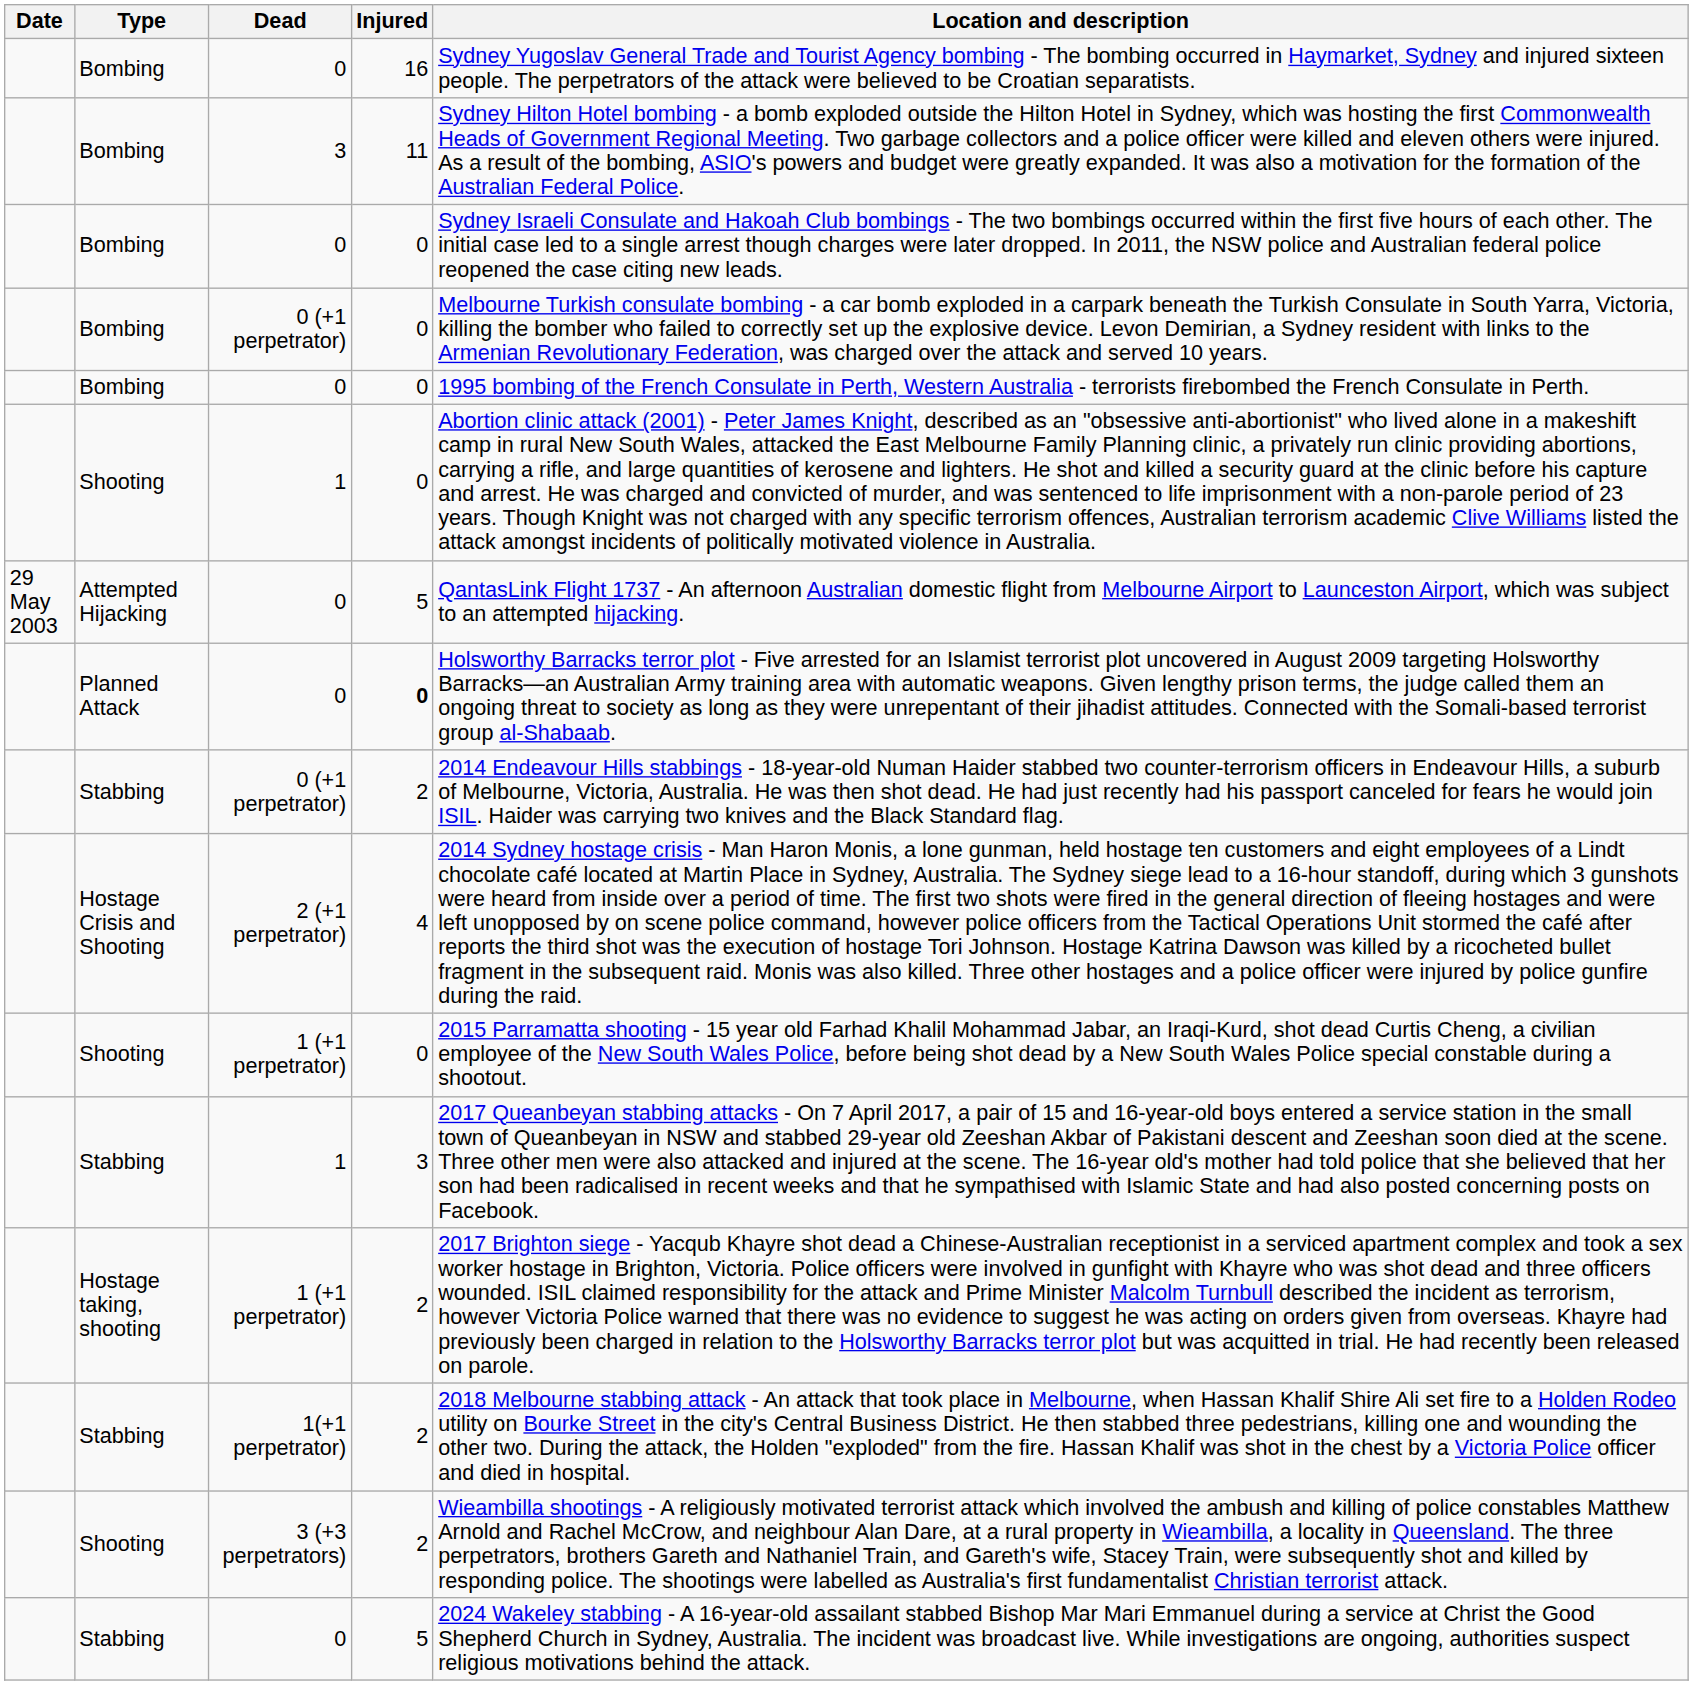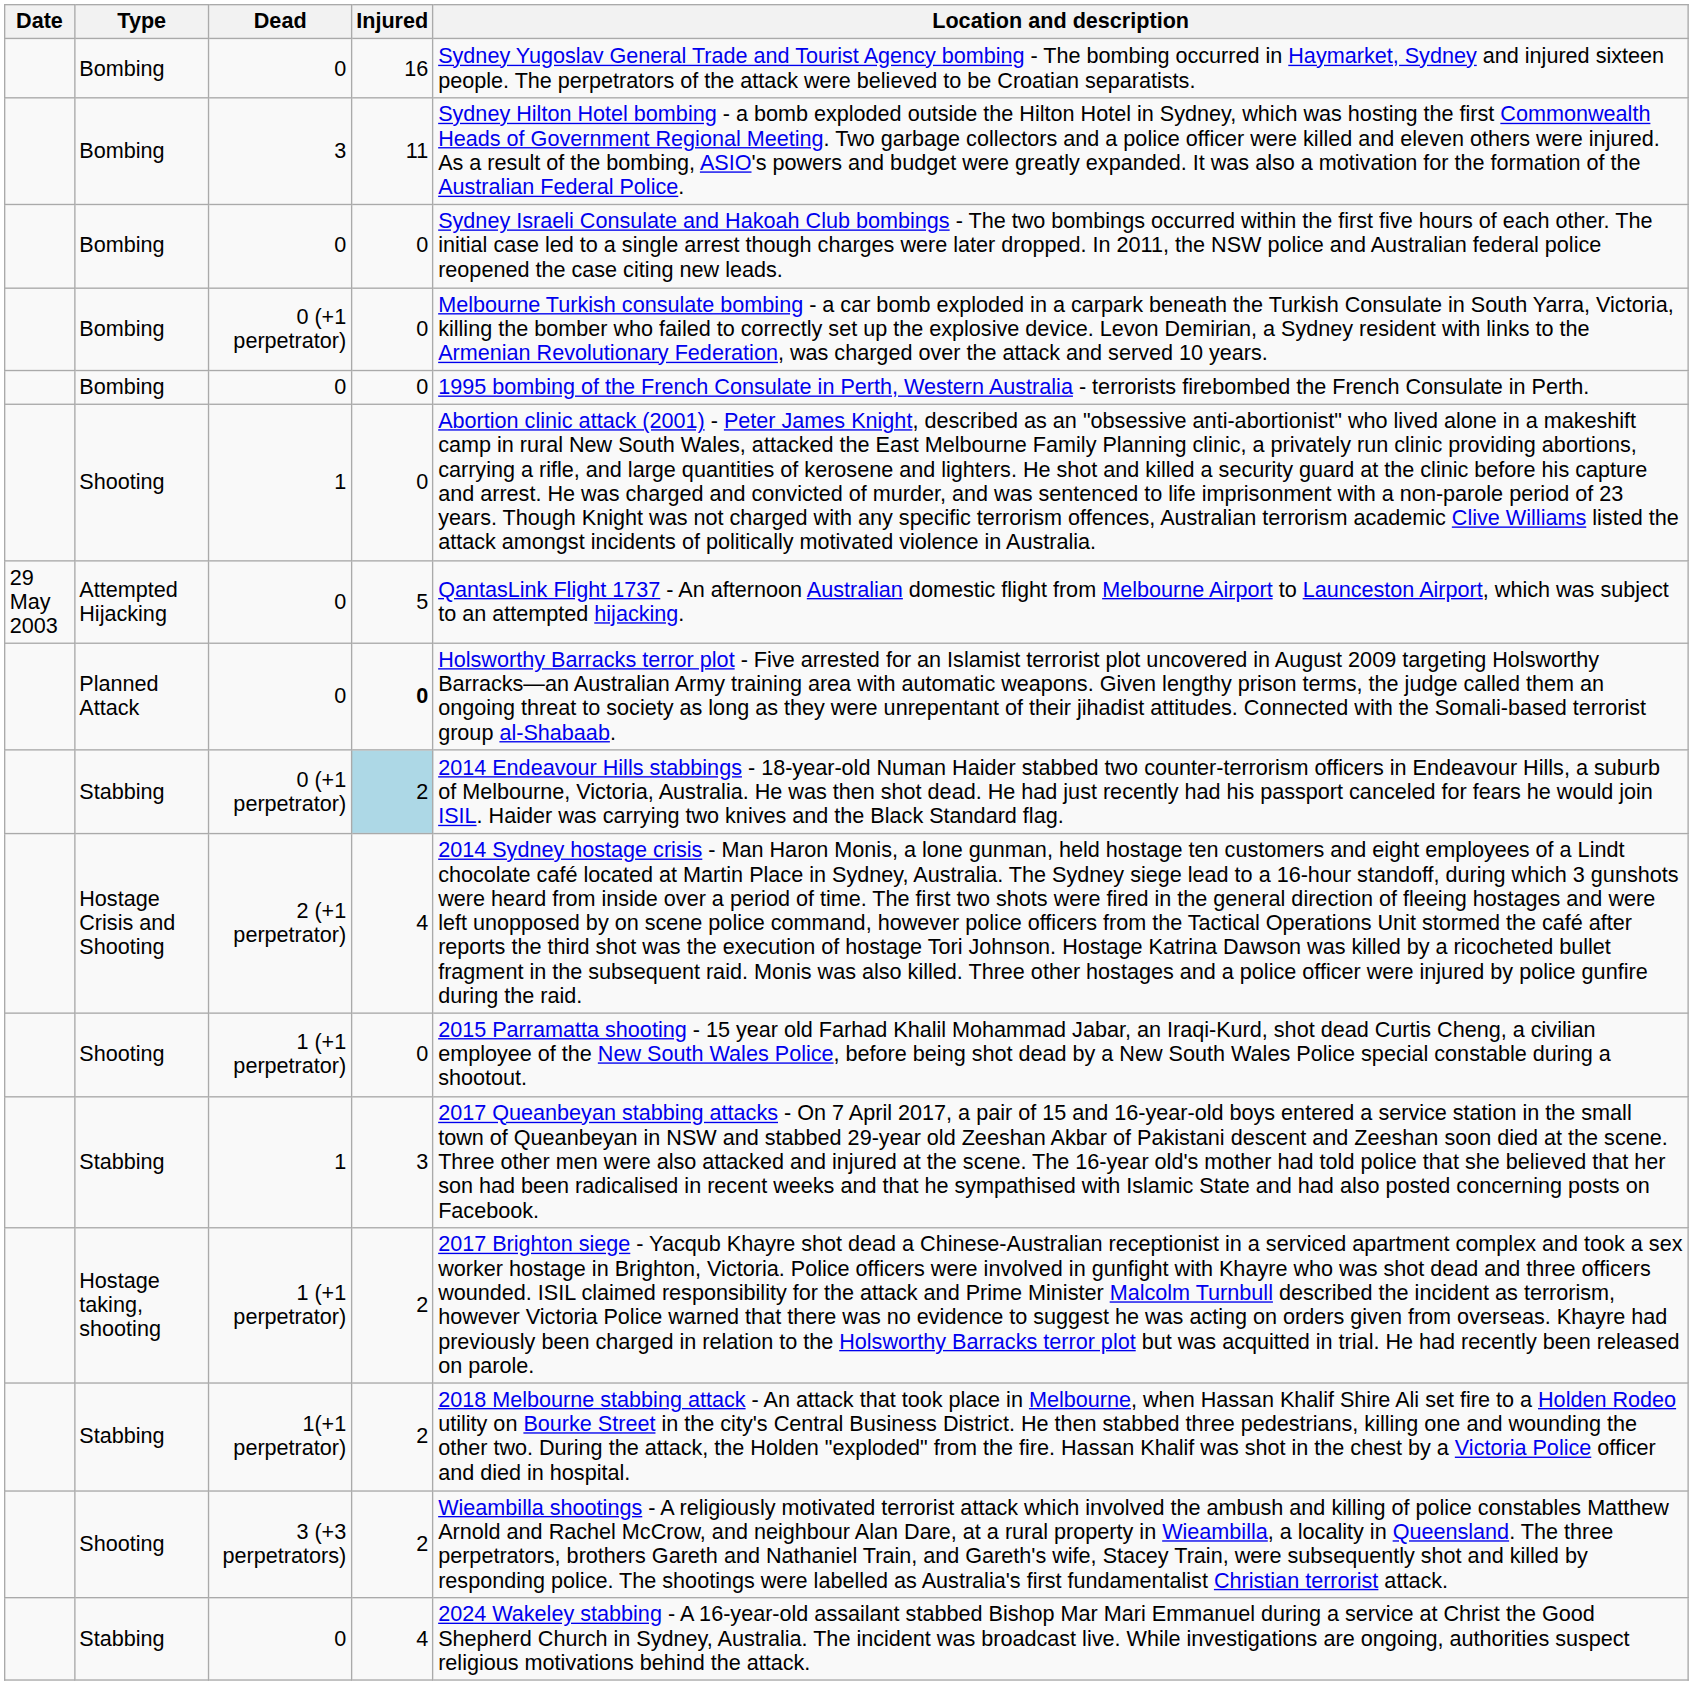(422, 791) no background -> (422, 791) lightblue background
(422, 1638) 5 -> (422, 1638) 4
